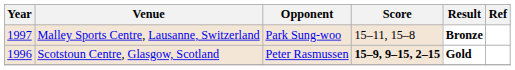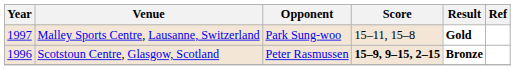(464, 35) Bronze -> (459, 35) Gold
(459, 55) Gold -> (464, 55) Bronze
